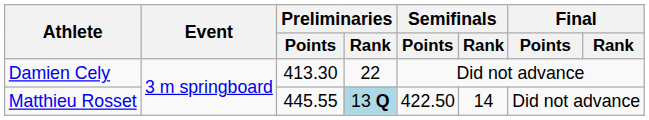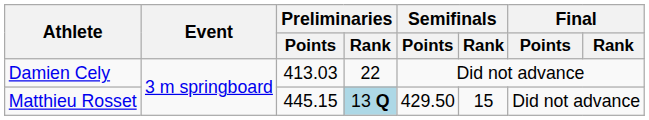(310, 73) 413.30 -> (310, 73) 413.03
(310, 101) 445.55 -> (310, 101) 445.15
(428, 101) 422.50 -> (428, 101) 429.50
(483, 101) 14 -> (483, 101) 15
